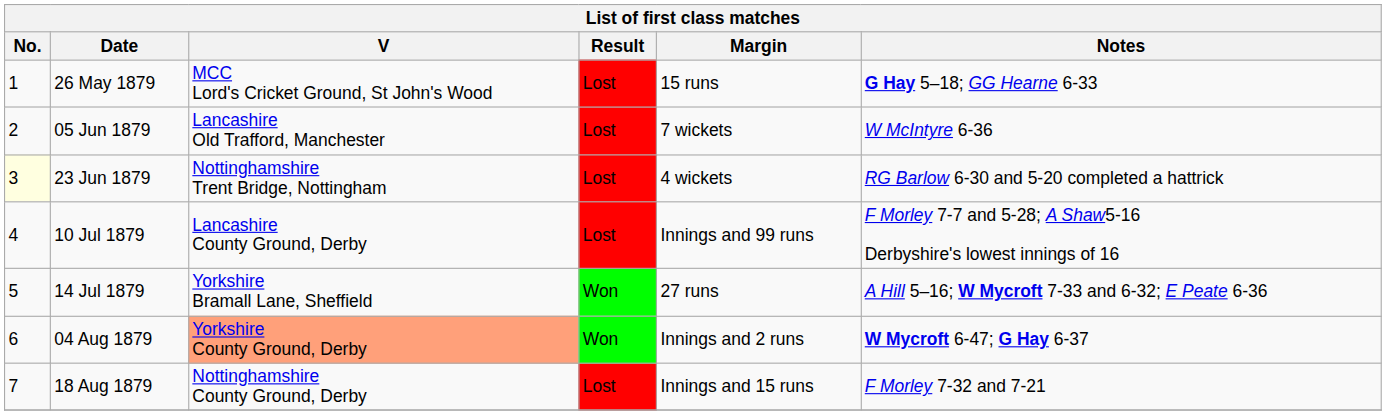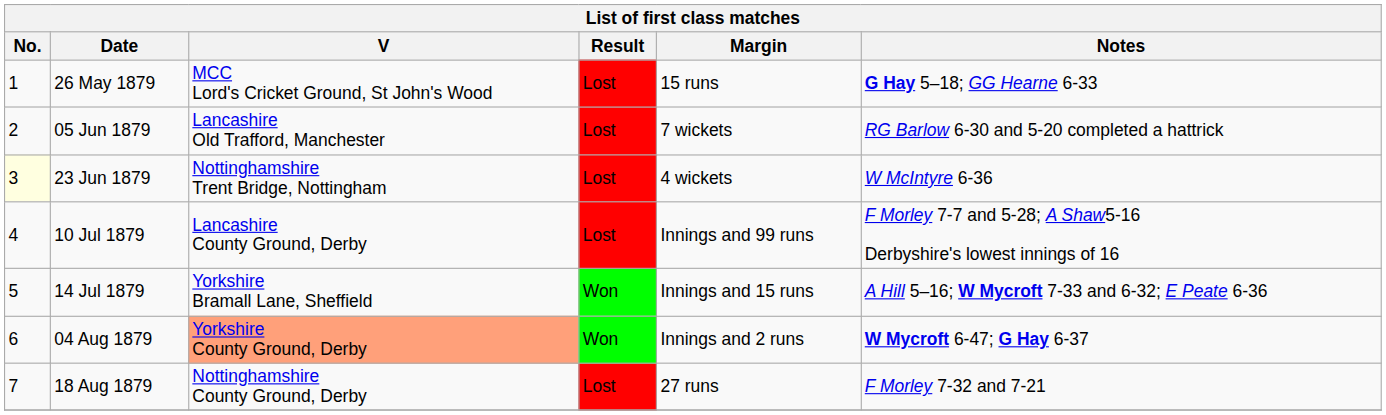(929, 130) W McIntyre 6-36 -> (1044, 130) RG Barlow 6-30 and 5-20 completed a hattrick
(1044, 178) RG Barlow 6-30 and 5-20 completed a hattrick -> (929, 178) W McIntyre 6-36
(690, 292) 27 runs -> (737, 292) Innings and 15 runs
(737, 386) Innings and 15 runs -> (690, 386) 27 runs
